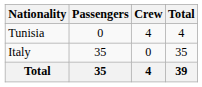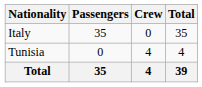rows swapped: (19, 52) <-> (26, 33)
